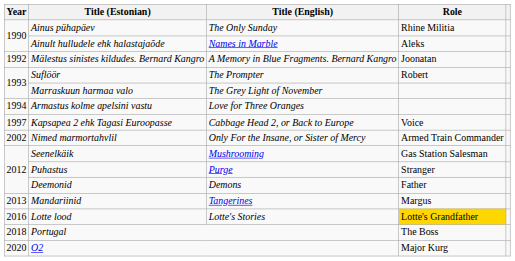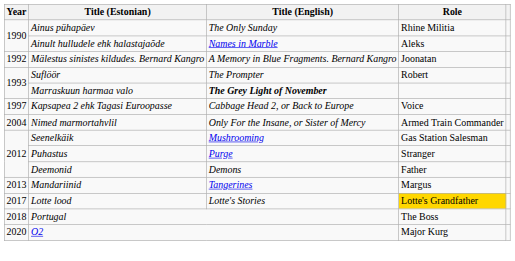(266, 91) normal -> (268, 91) bold
- row: (91, 106)
(17, 138) 2002 -> (17, 122) 2004
(17, 216) 2016 -> (17, 201) 2017
